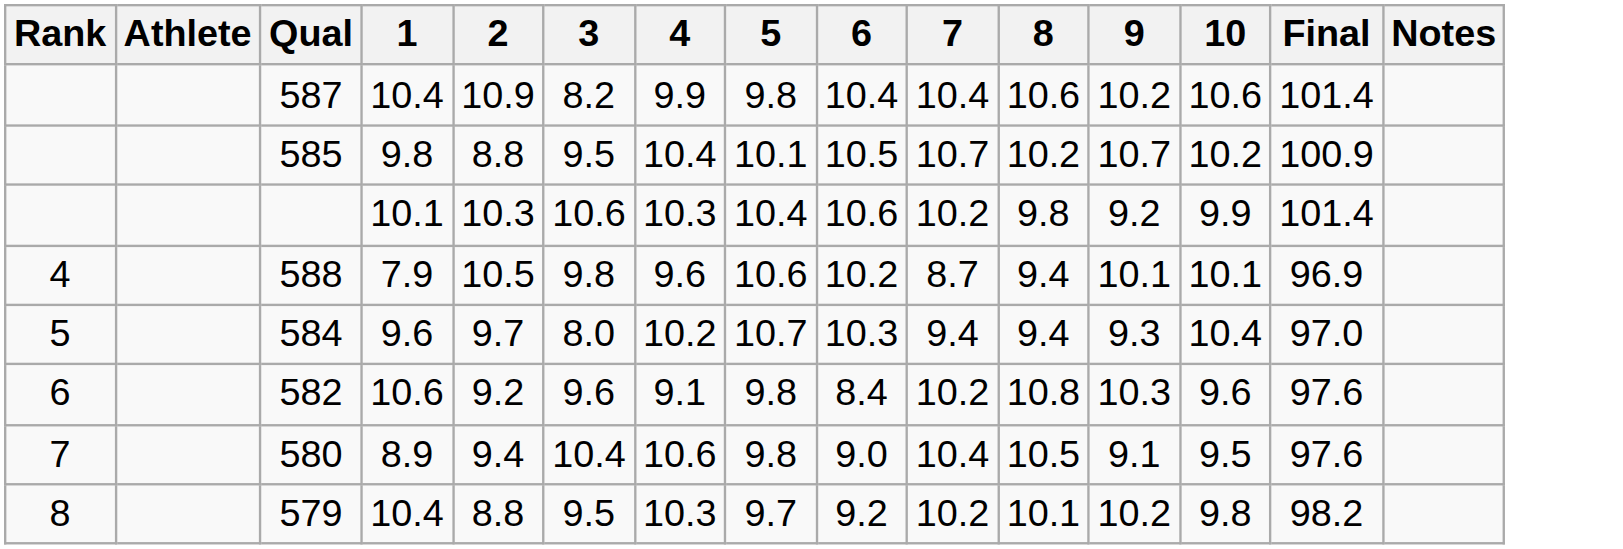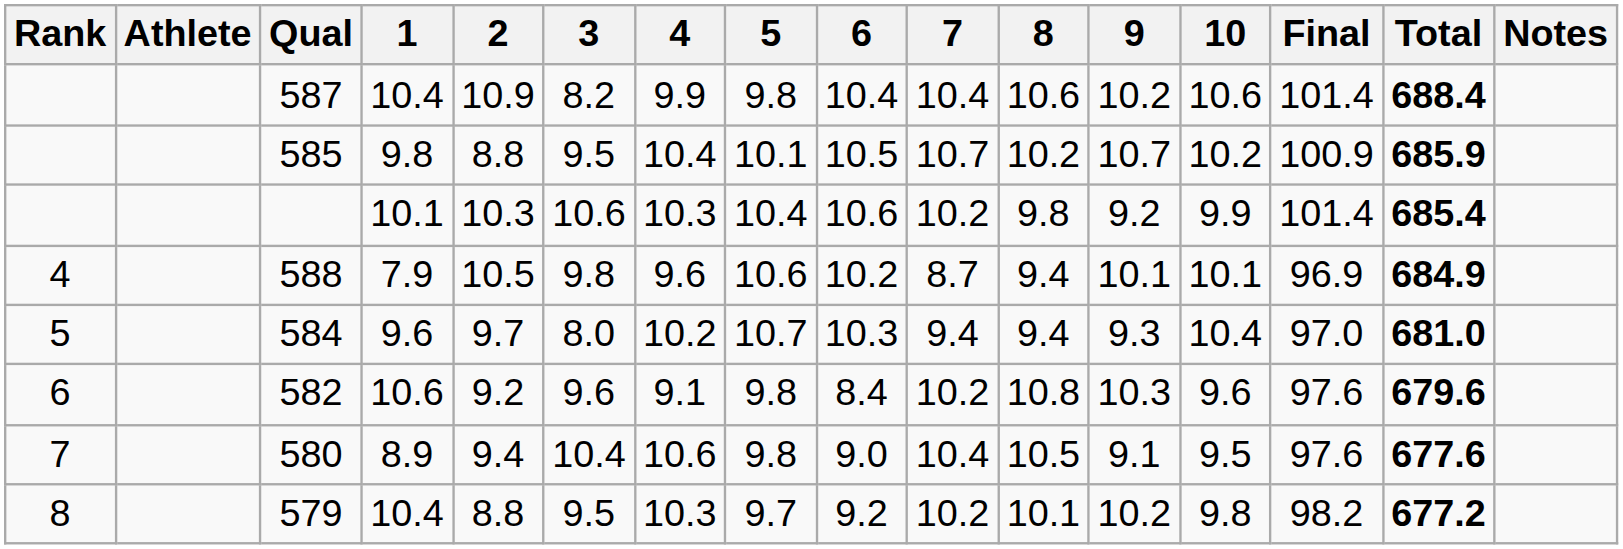+ column: (1438, 34)
